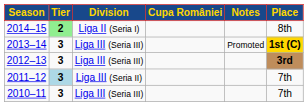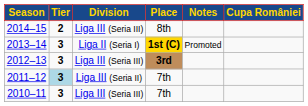columns swapped: (285, 13) <-> (185, 13)
(61, 29) lightgreen background -> (61, 29) no background
(109, 29) Liga II (Seria I) -> (109, 29) Liga III (Seria III)
(109, 45) Liga III (Seria III) -> (109, 45) Liga II (Seria I)
